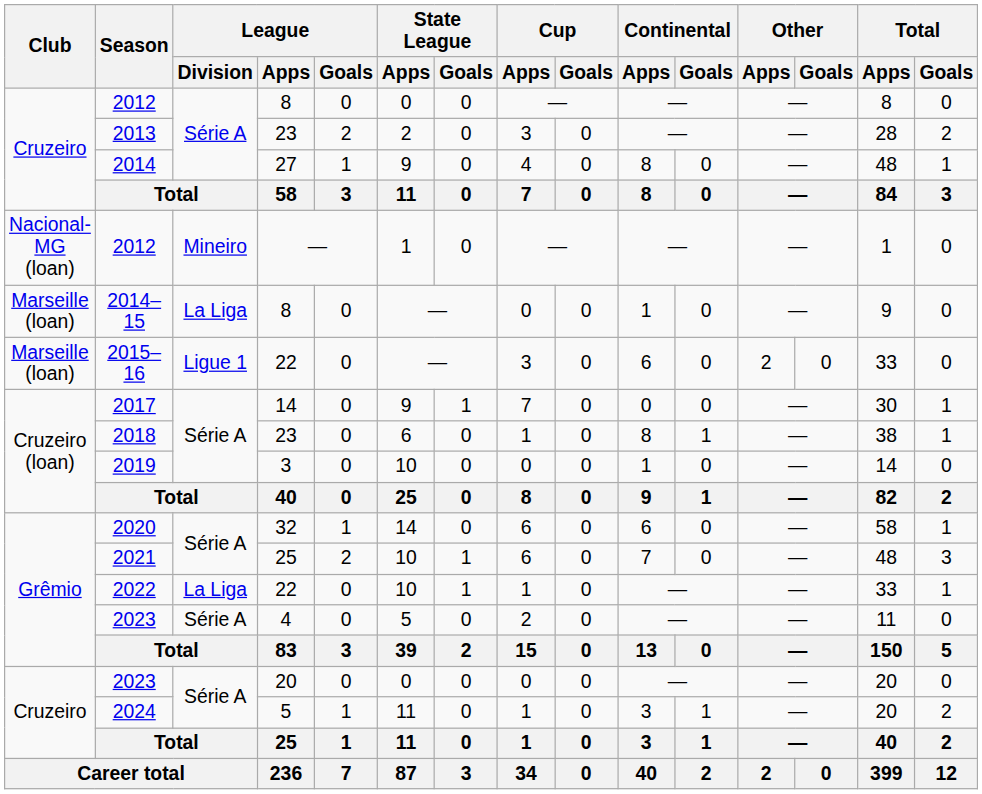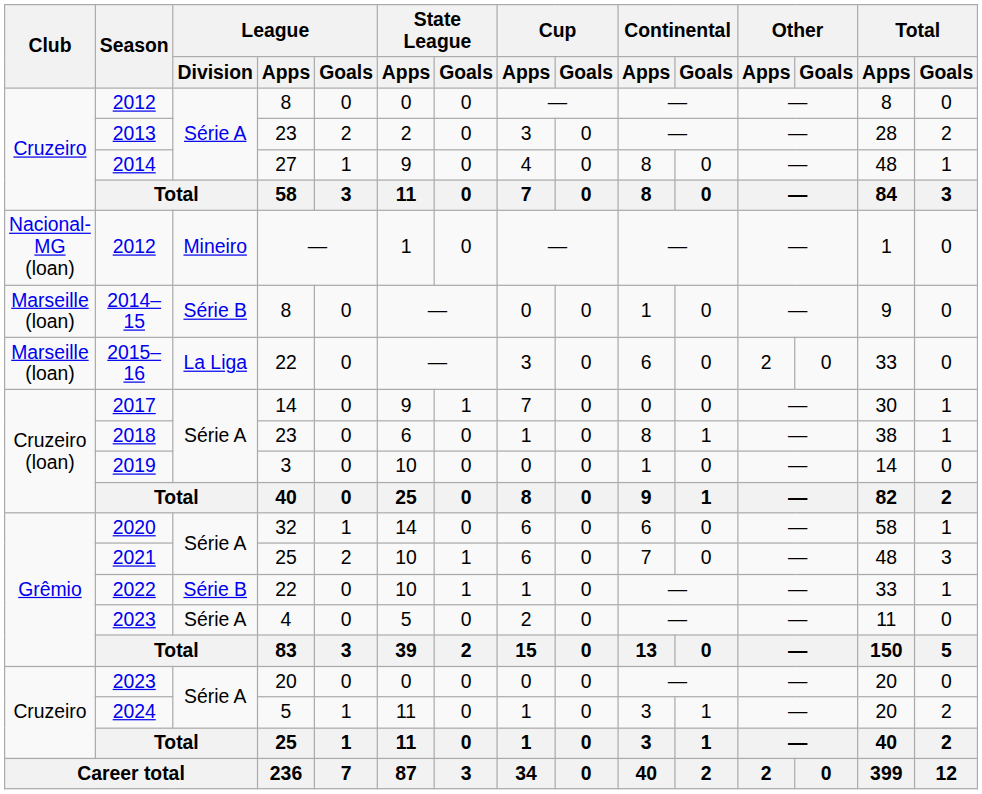(215, 311) La Liga -> (215, 311) Série B
(215, 363) Ligue 1 -> (215, 363) La Liga
(215, 589) La Liga -> (215, 589) Série B
